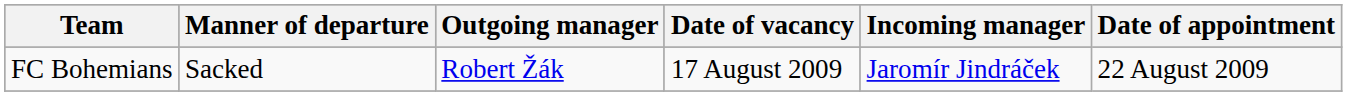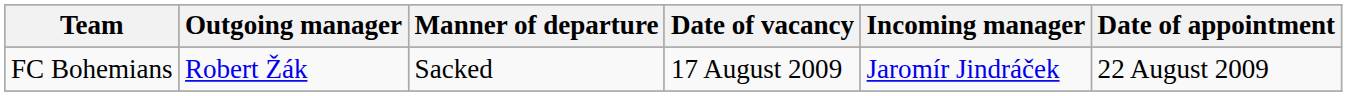columns swapped: (550, 25) <-> (307, 25)
